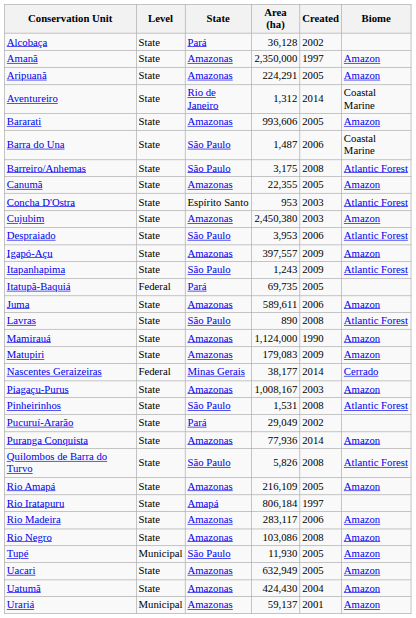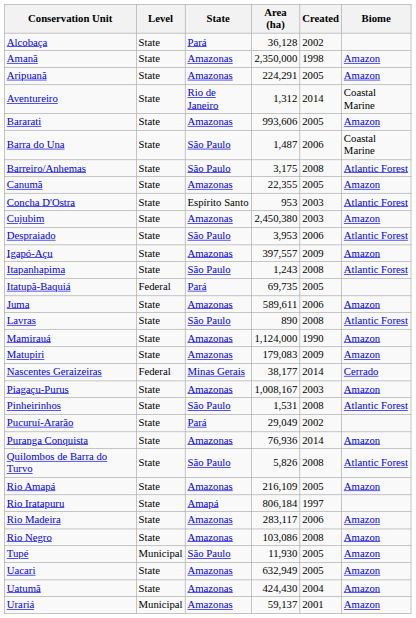(313, 59) 1997 -> (313, 59) 1998
(313, 270) 2009 -> (313, 270) 2008
(283, 440) 77,936 -> (283, 440) 76,936
